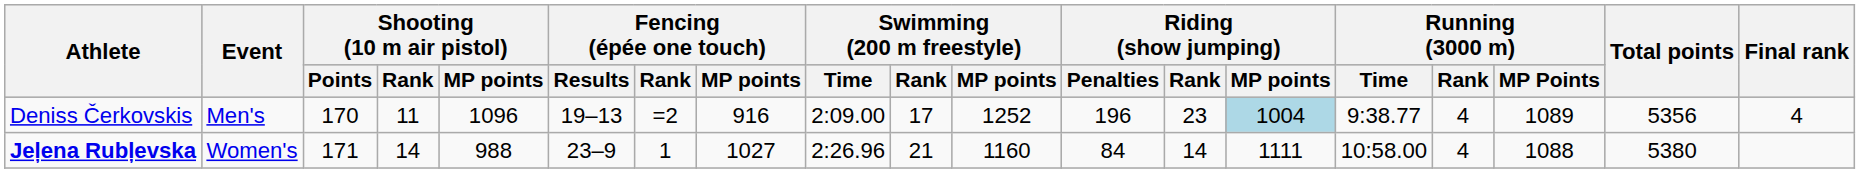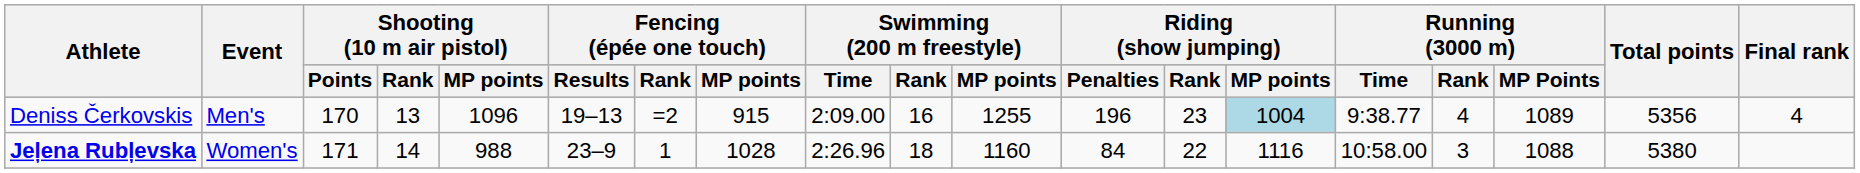(408, 115) 11 -> (408, 115) 13
(751, 115) 916 -> (751, 115) 915
(921, 115) 17 -> (921, 115) 16
(1007, 115) 1252 -> (1007, 115) 1255
(751, 150) 1027 -> (751, 150) 1028
(921, 150) 21 -> (921, 150) 18
(1195, 150) 14 -> (1195, 150) 22
(1281, 150) 1111 -> (1281, 150) 1116
(1463, 150) 4 -> (1463, 150) 3
